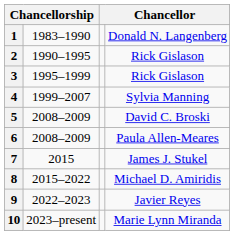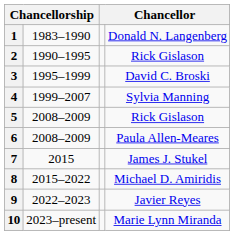(168, 76) Rick Gislason -> (168, 76) David C. Broski
(168, 117) David C. Broski -> (168, 117) Rick Gislason
